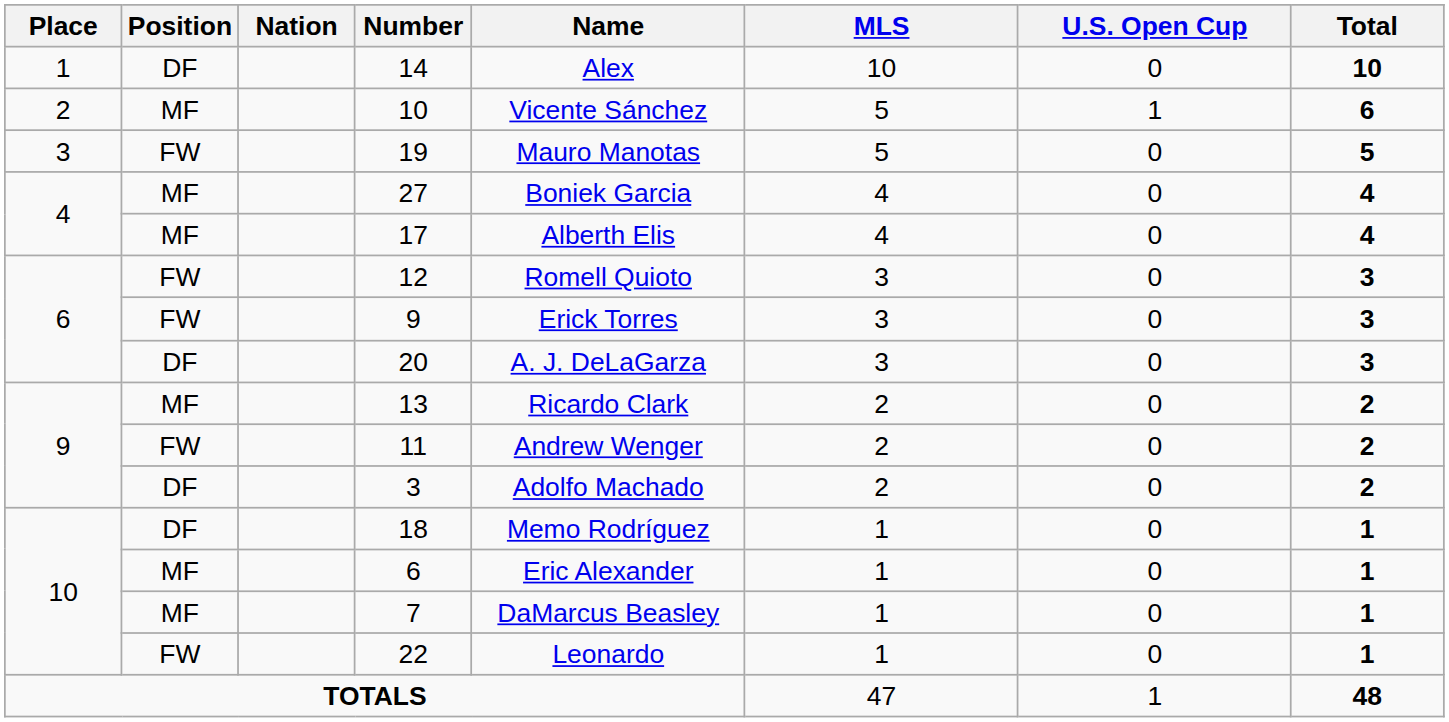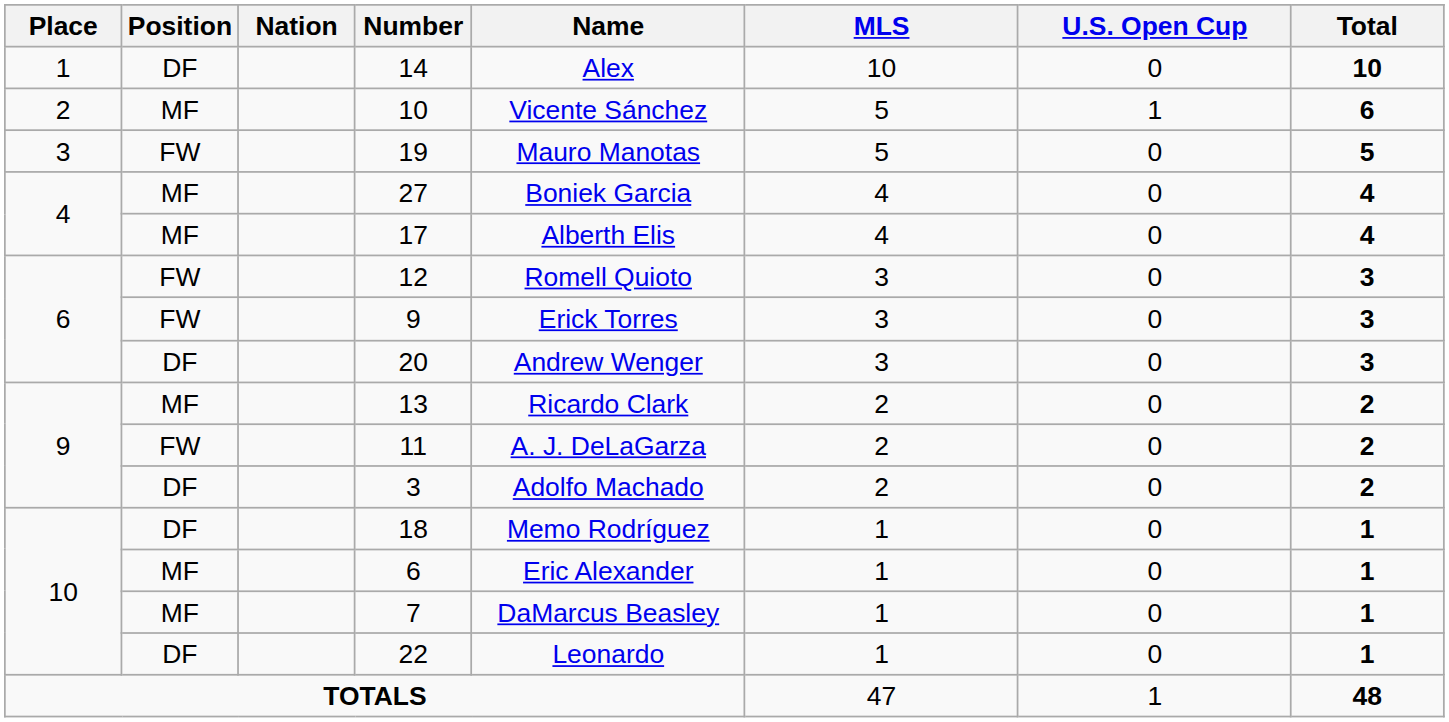(608, 361) A. J. DeLaGarza -> (608, 361) Andrew Wenger
(608, 445) Andrew Wenger -> (608, 445) A. J. DeLaGarza
(180, 654) FW -> (180, 654) DF
